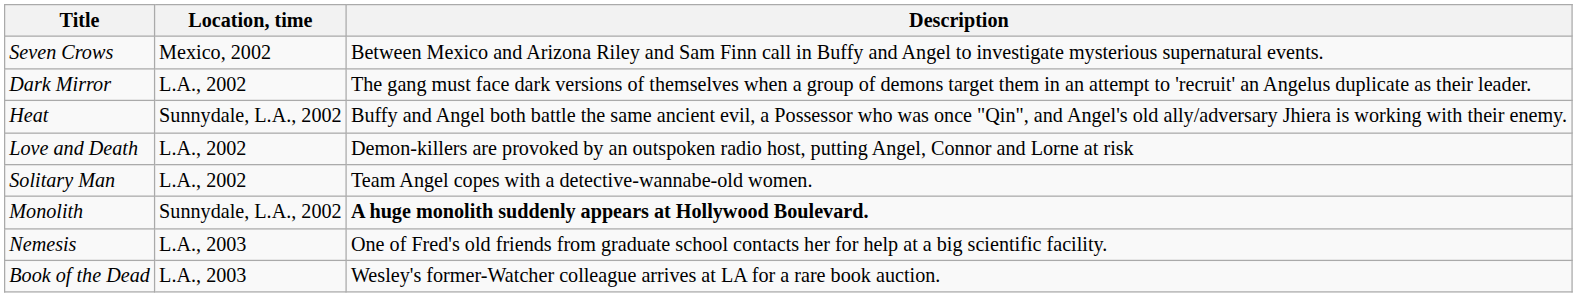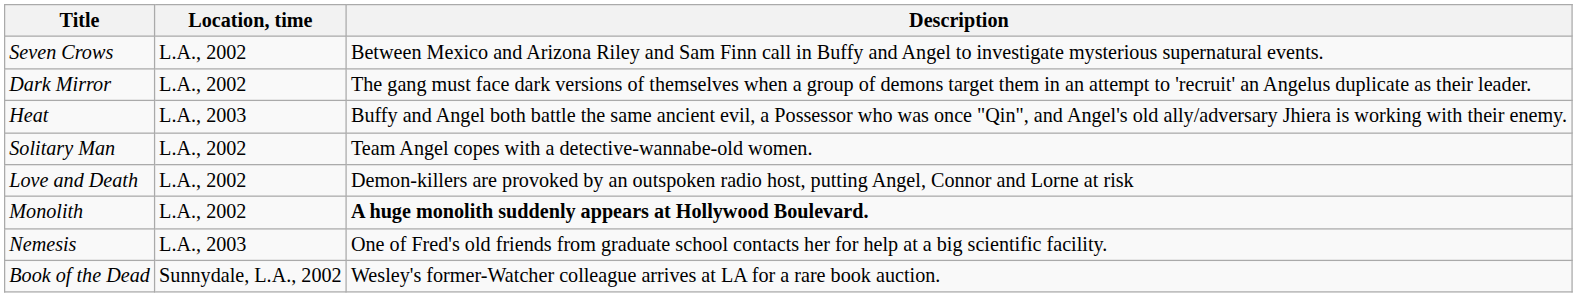(215, 52) Mexico, 2002 -> (203, 52) L.A., 2002
(250, 116) Sunnydale, L.A., 2002 -> (203, 116) L.A., 2003
rows swapped: (62, 180) <-> (74, 148)
(250, 212) Sunnydale, L.A., 2002 -> (203, 212) L.A., 2002
(203, 276) L.A., 2003 -> (250, 276) Sunnydale, L.A., 2002
